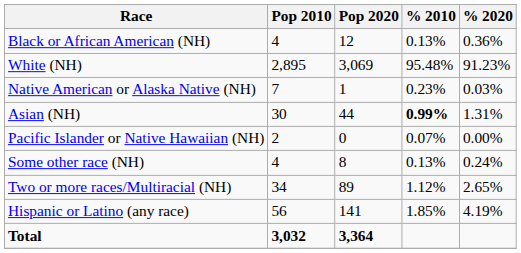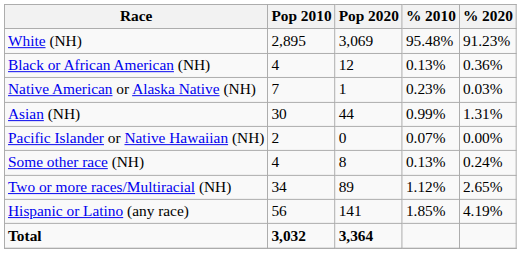rows swapped: (45, 65) <-> (109, 41)
(427, 114) bold -> (426, 114) normal
